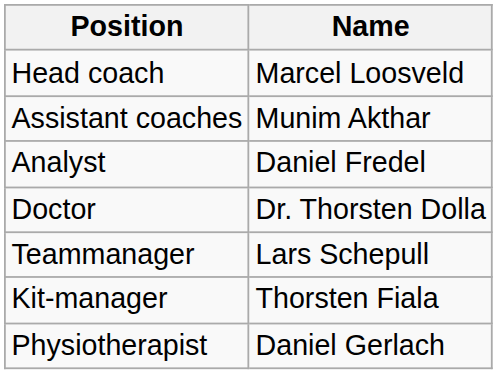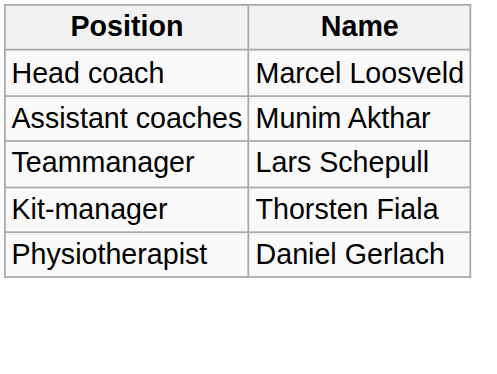- row: (58, 163)
- row: (54, 208)
